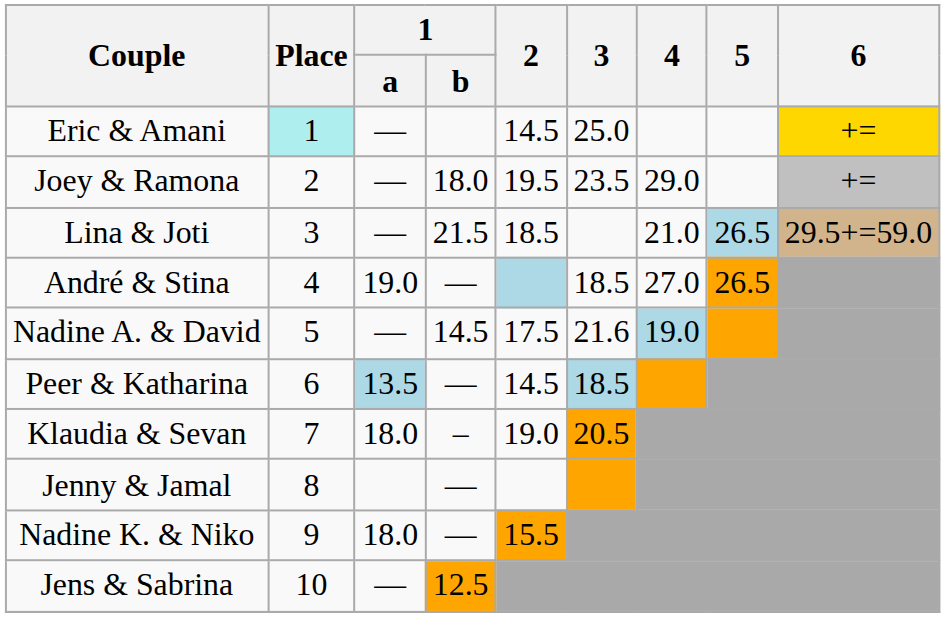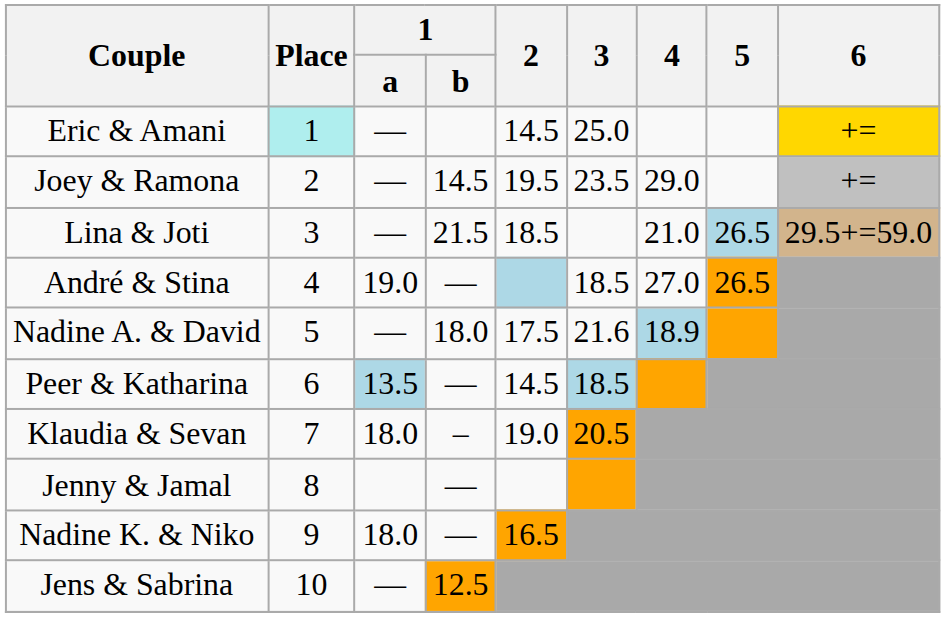(461, 181) 18.0 -> (461, 181) 14.5
(461, 332) 14.5 -> (461, 332) 18.0
(672, 332) 19.0 -> (672, 332) 18.9
(531, 534) 15.5 -> (531, 534) 16.5
